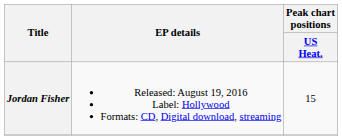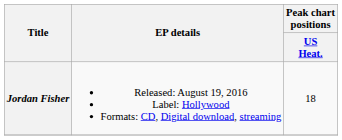(311, 98) 15 -> (311, 98) 18
